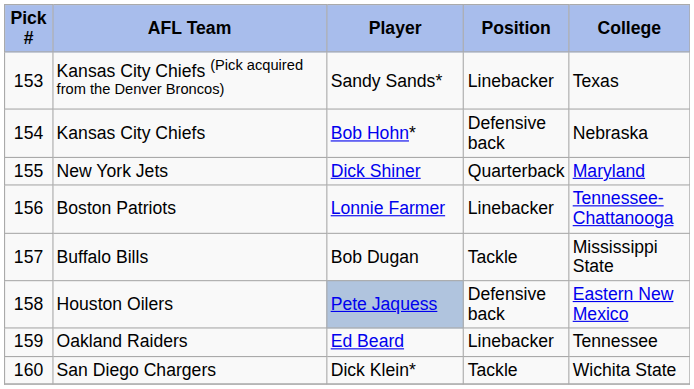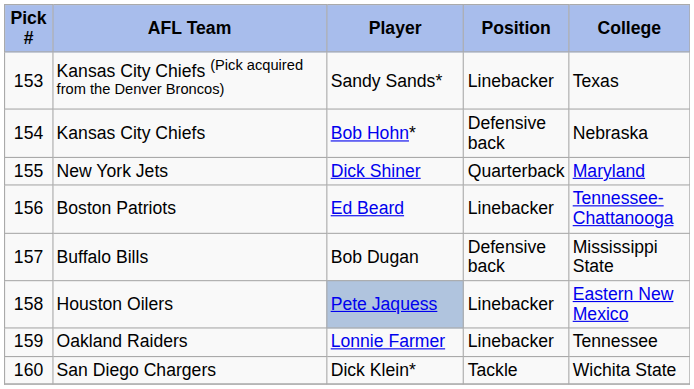(388, 208) Lonnie Farmer -> (367, 208) Ed Beard
(493, 256) Tackle -> (507, 256) Defensive back
(507, 304) Defensive back -> (511, 304) Linebacker
(367, 342) Ed Beard -> (388, 342) Lonnie Farmer
